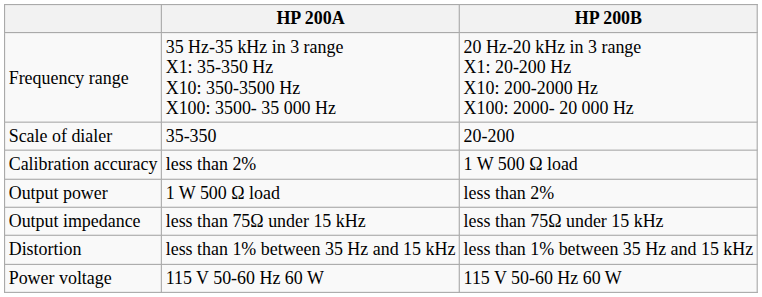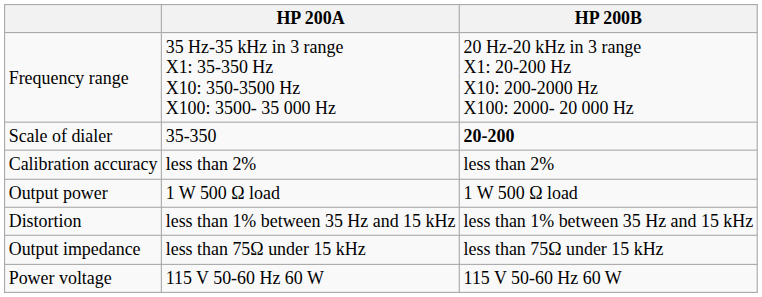(489, 136) normal -> (489, 136) bold
(521, 164) 1 W 500 Ω load -> (509, 164) less than 2%
(509, 192) less than 2% -> (521, 192) 1 W 500 Ω load
rows swapped: (45, 249) <-> (75, 221)
